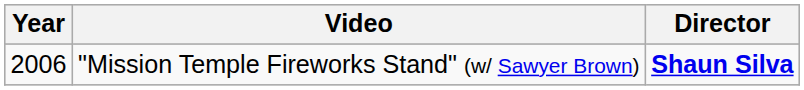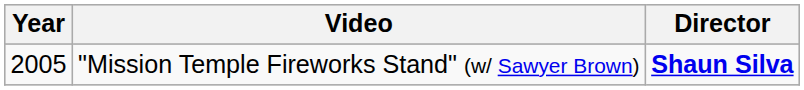(39, 64) 2006 -> (39, 64) 2005
